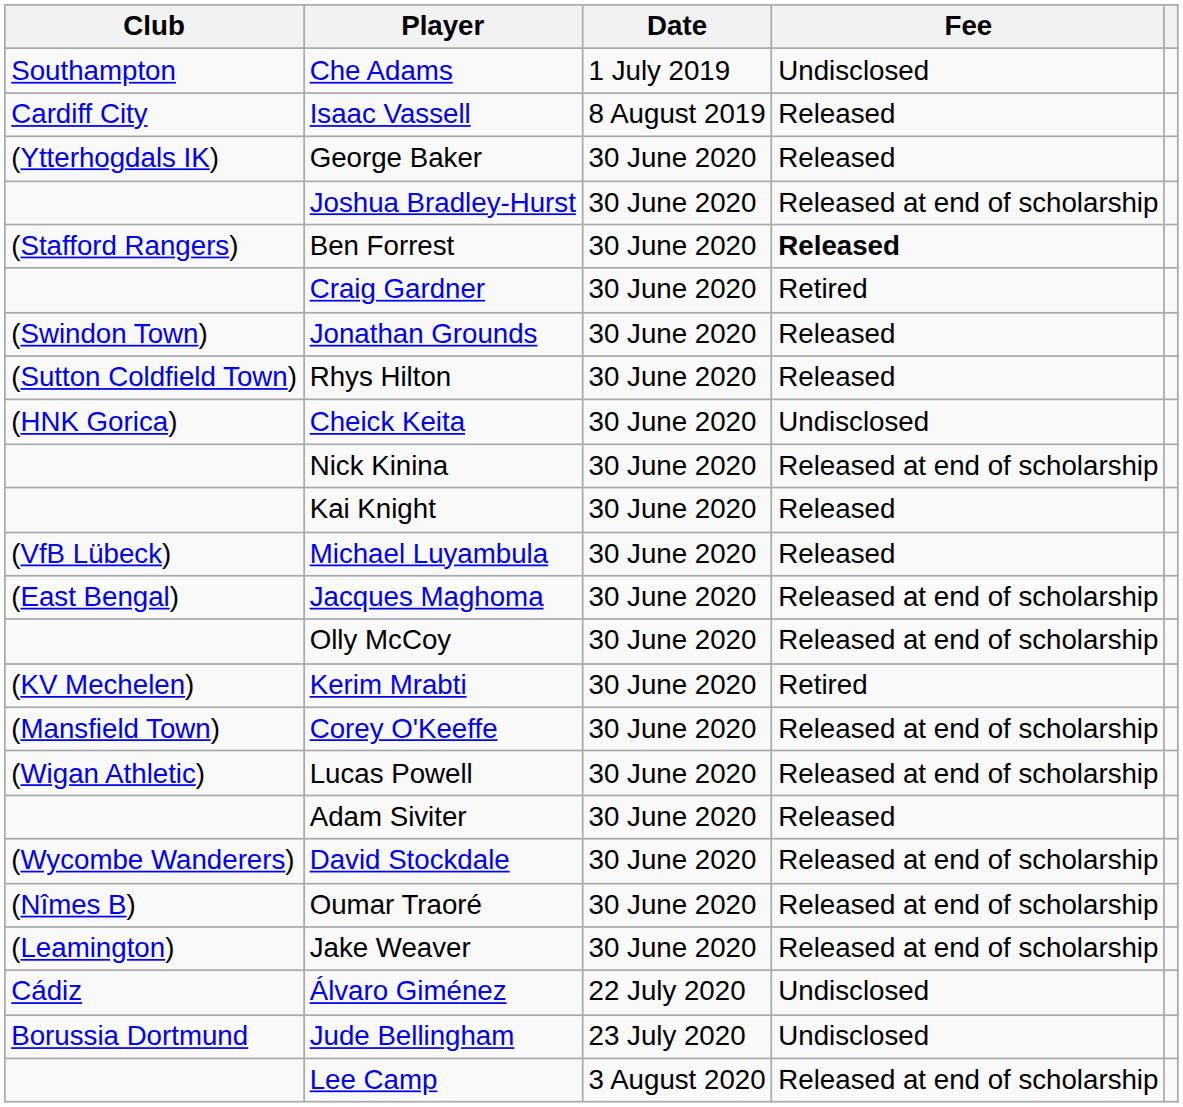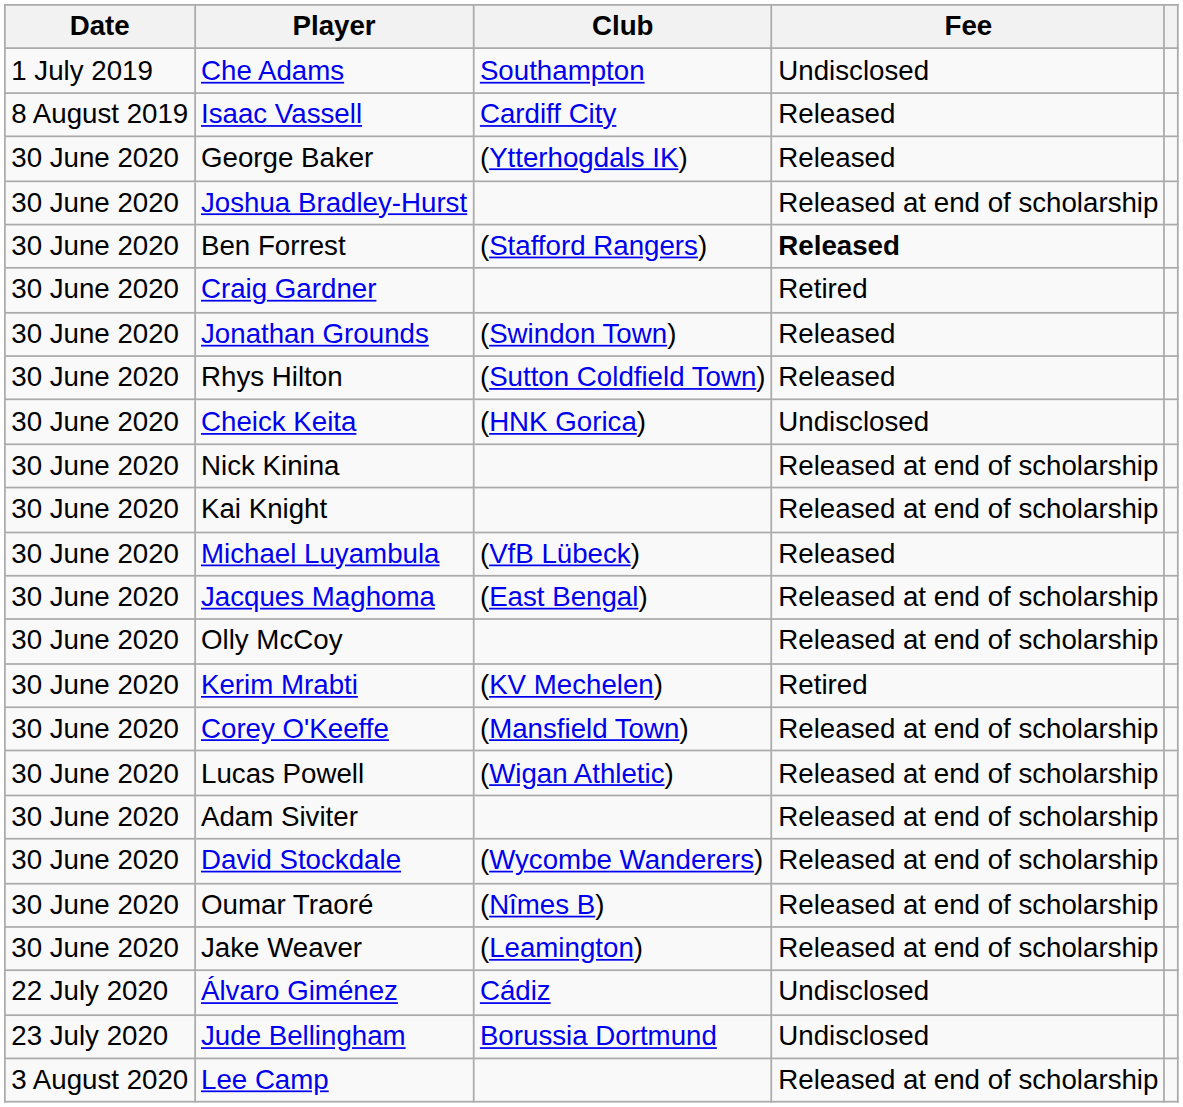columns swapped: (677, 26) <-> (154, 26)
(837, 509) Released -> (968, 509) Released at end of scholarship
(837, 816) Released -> (968, 816) Released at end of scholarship
